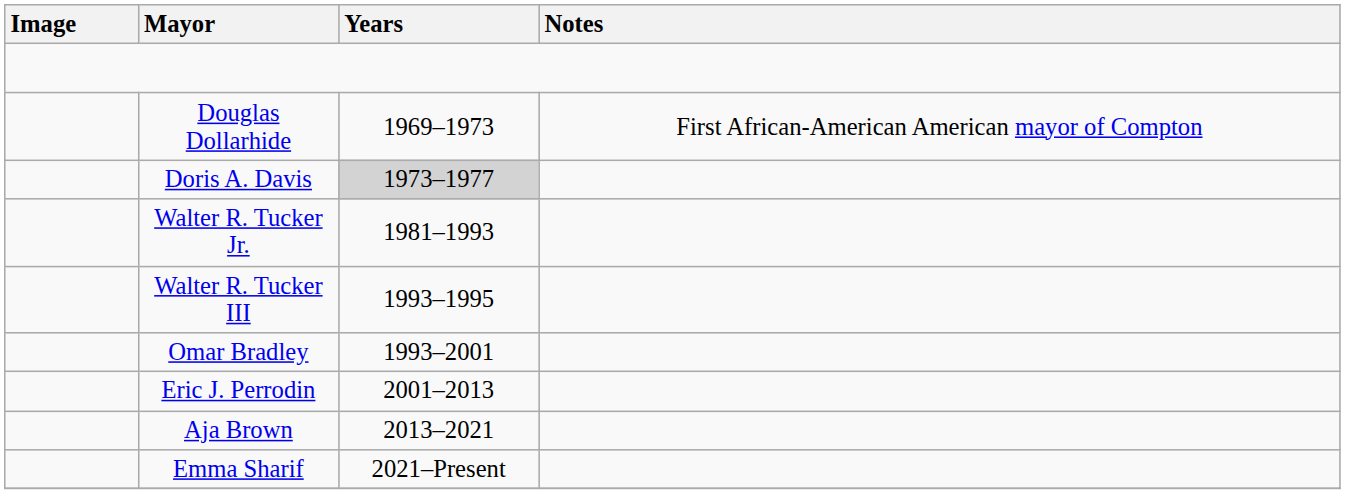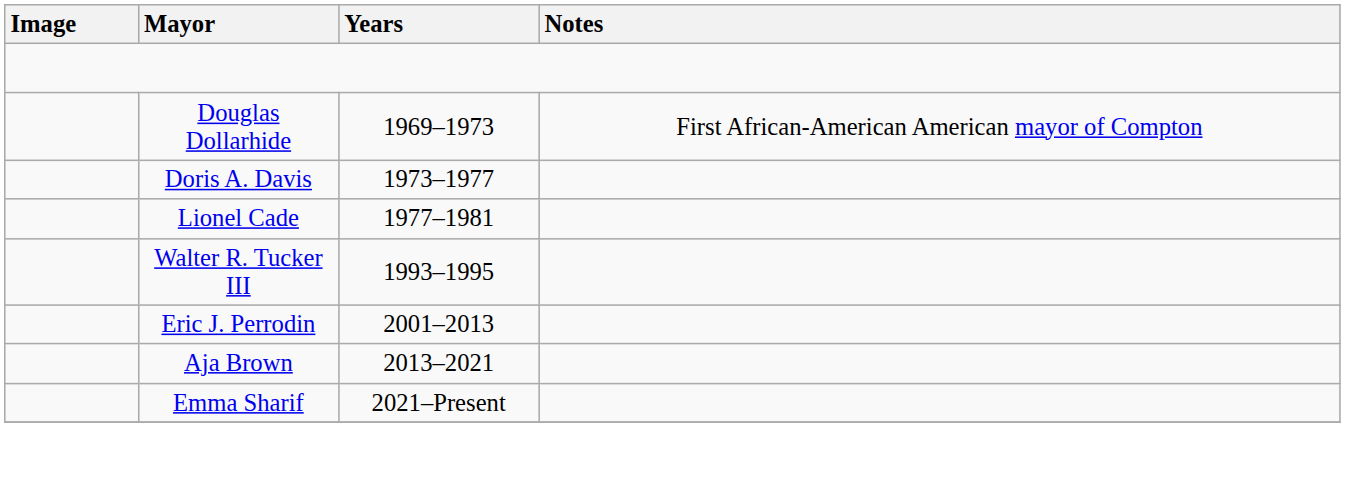(439, 179) lightgrey background -> (439, 179) no background
+ row: (238, 218)
- row: (238, 232)
- row: (238, 351)
